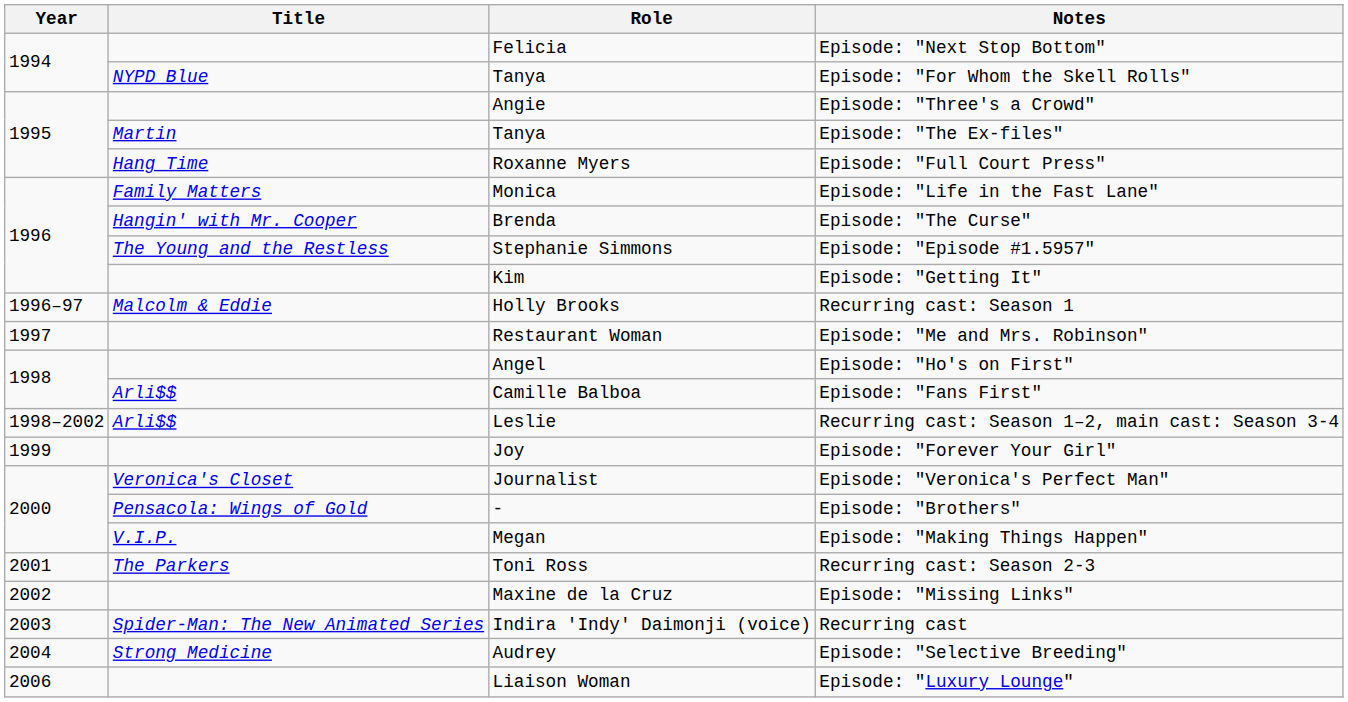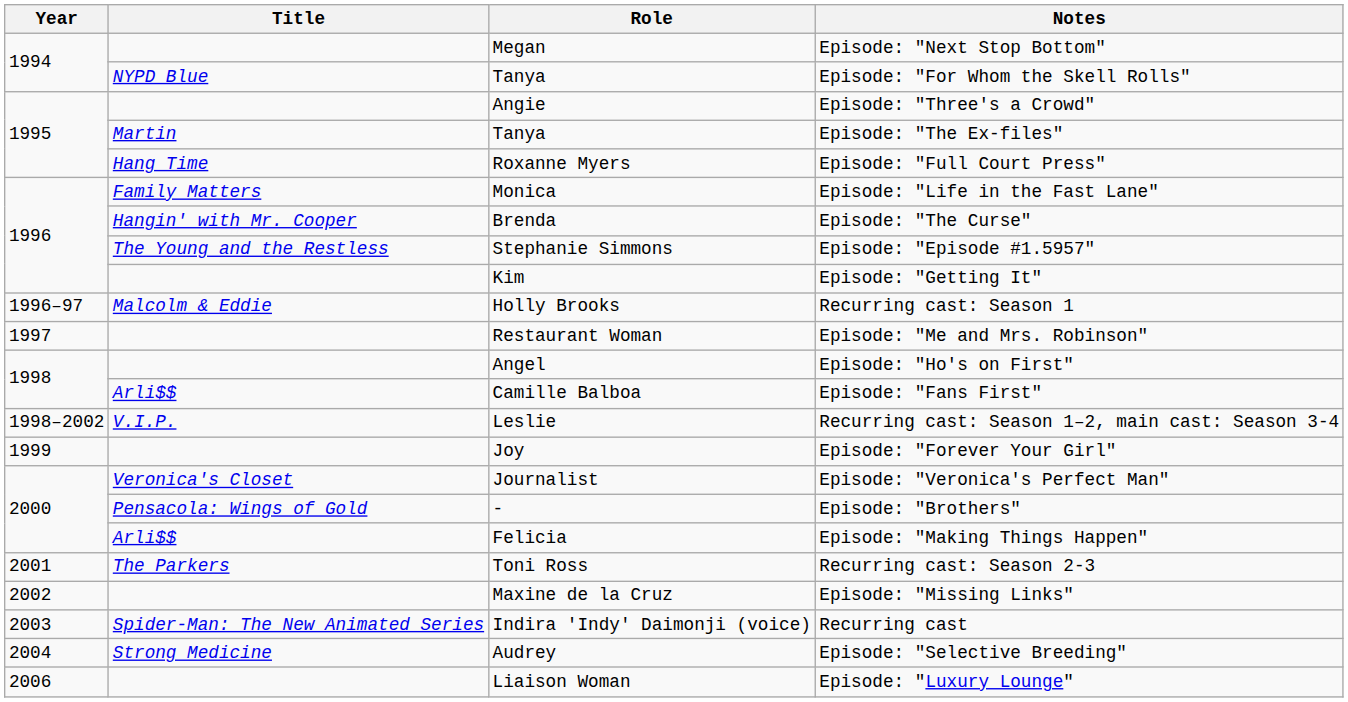(530, 48) Felicia -> (519, 48) Megan
(145, 422) Arli$$ -> (145, 422) V.I.P.
(145, 538) V.I.P. -> (145, 538) Arli$$
(519, 538) Megan -> (530, 538) Felicia
